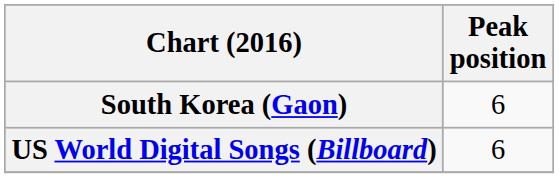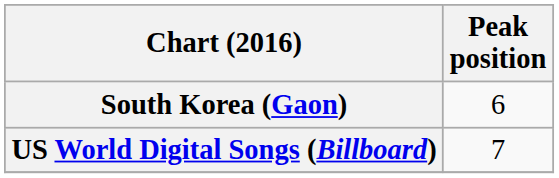(498, 149) 6 -> (498, 149) 7
